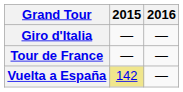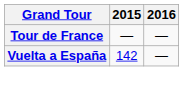- row: (57, 35)
(127, 76) khaki background -> (127, 55) no background
